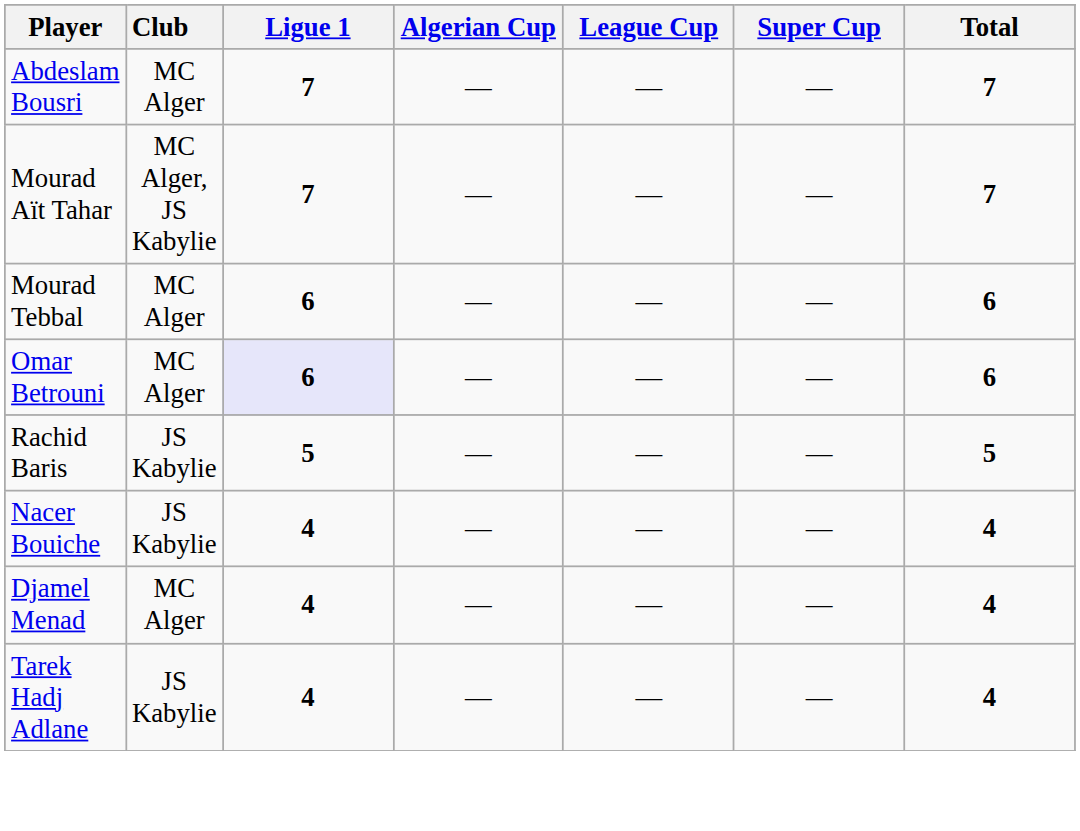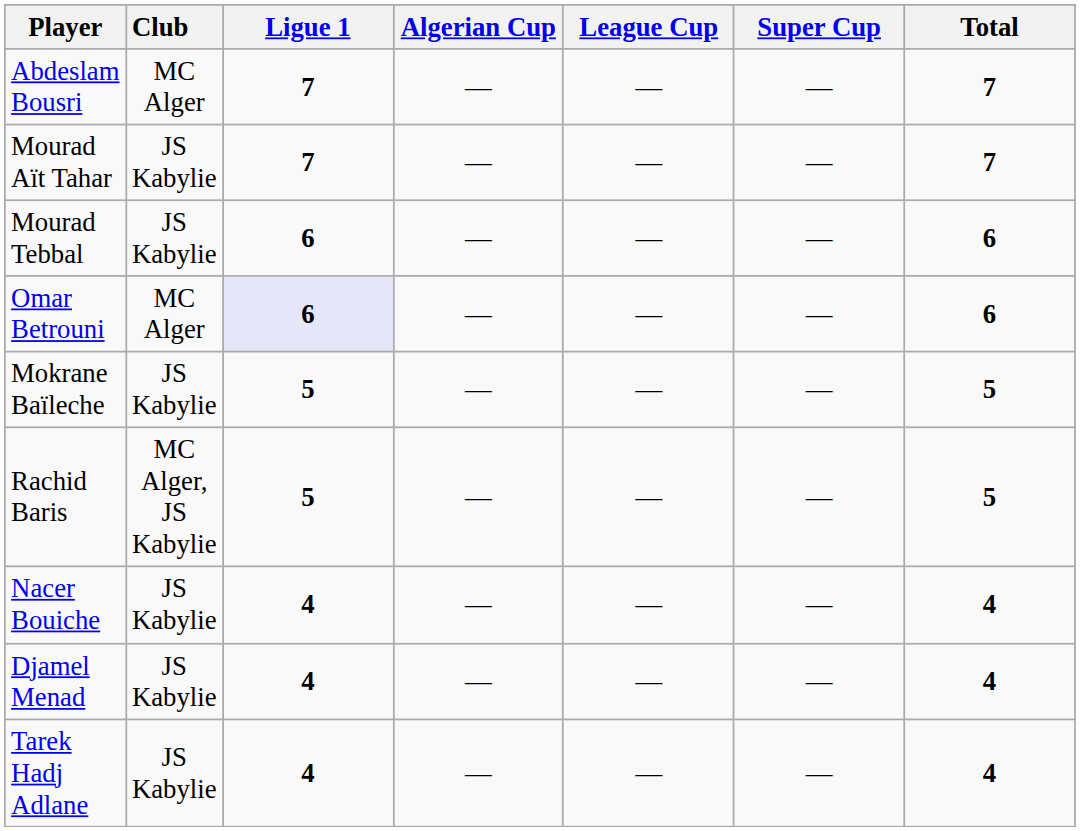(174, 194) MC Alger, JS Kabylie -> (174, 162) JS Kabylie
(174, 301) MC Alger -> (174, 238) JS Kabylie
+ row: (59, 389)
(174, 453) JS Kabylie -> (174, 497) MC Alger, JS Kabylie
(174, 604) MC Alger -> (174, 680) JS Kabylie
